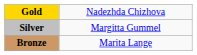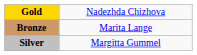rows swapped: (32, 27) <-> (32, 43)
